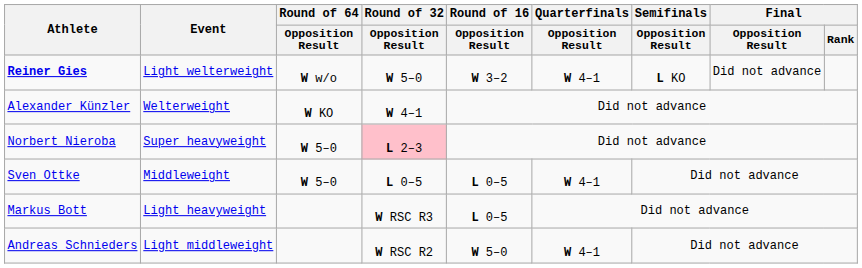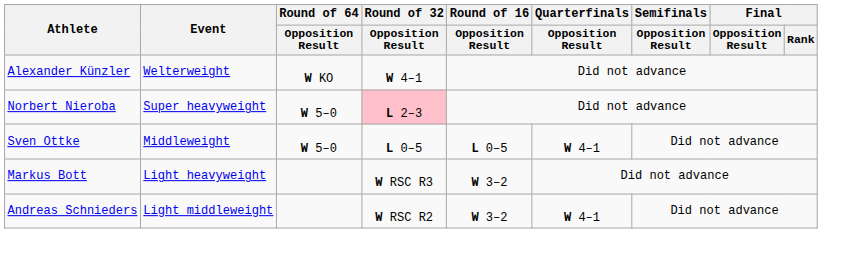- row: (47, 72)
(489, 218) L 0–5 -> (489, 183) W 3–2
(489, 253) W 5–0 -> (489, 218) W 3–2
